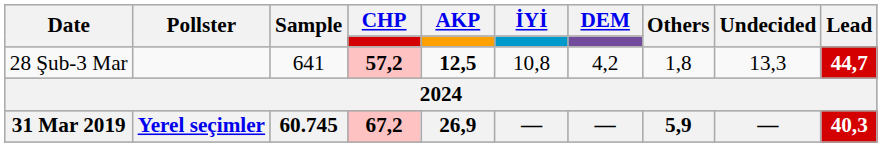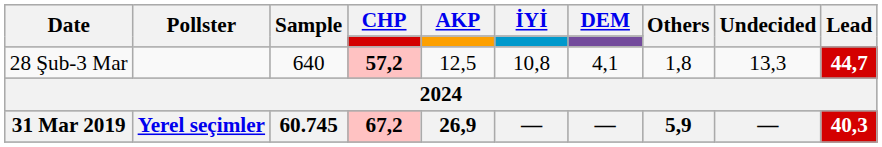(309, 61) 641 -> (309, 61) 640
(458, 61) bold -> (458, 61) normal
(605, 61) 4,2 -> (605, 61) 4,1
